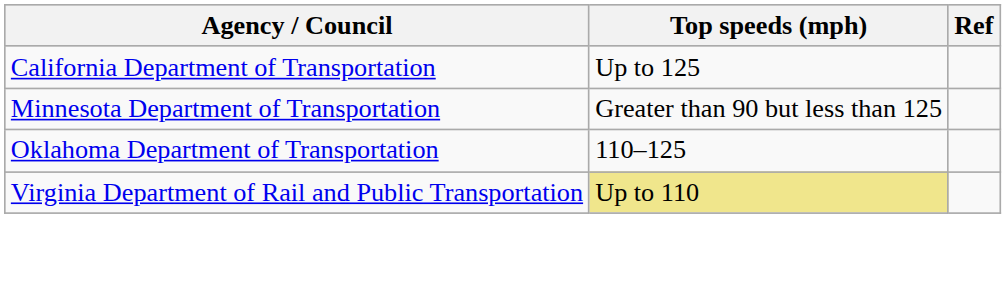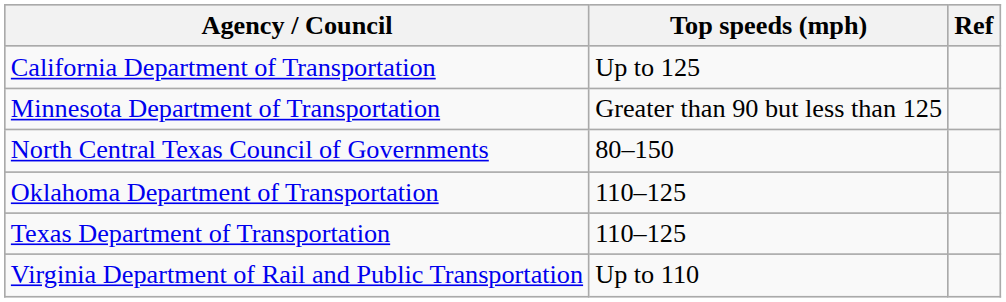+ row: (250, 150)
+ row: (201, 233)
(647, 191) khaki background -> (647, 274) no background
